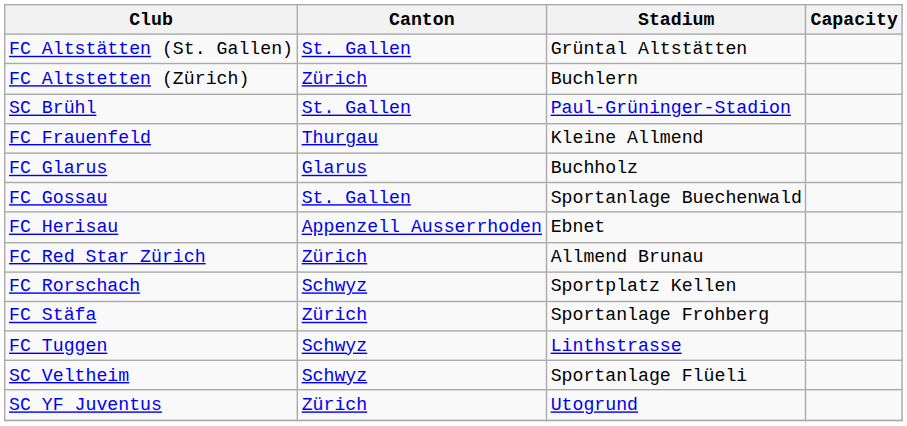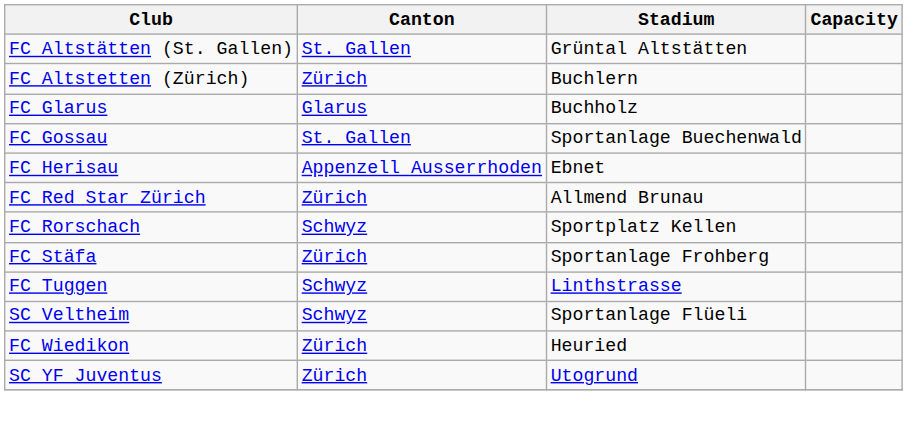- row: (53, 109)
- row: (80, 138)
+ row: (69, 346)
